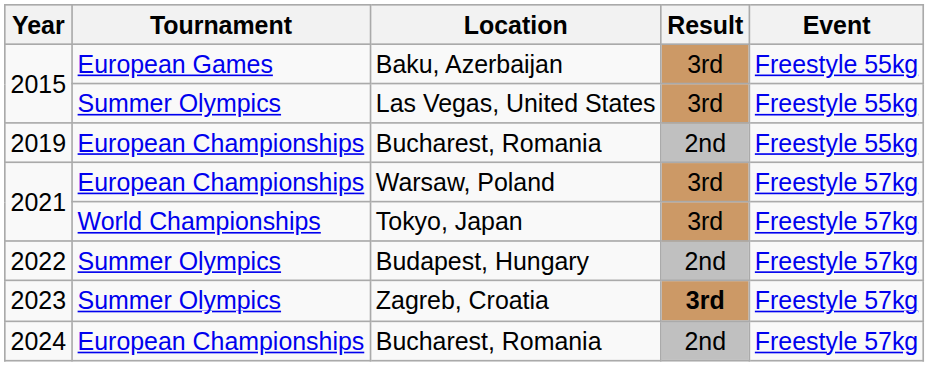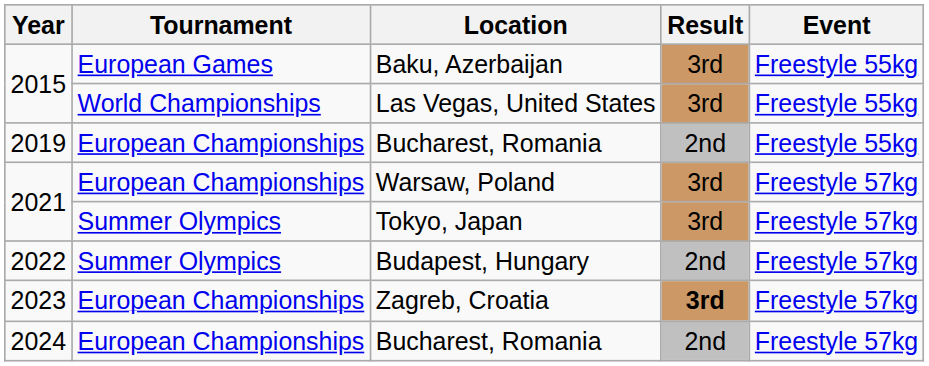(179, 104) Summer Olympics -> (199, 104) World Championships
(199, 222) World Championships -> (179, 222) Summer Olympics
(179, 301) Summer Olympics -> (221, 301) European Championships
